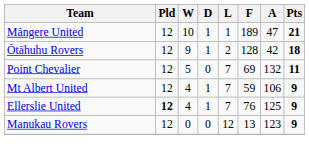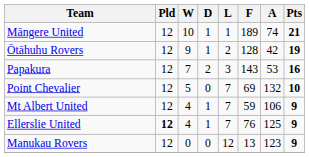(272, 32) 47 -> (272, 32) 74
(294, 50) 18 -> (294, 50) 19
+ row: (29, 69)
(294, 69) 11 -> (294, 87) 10
